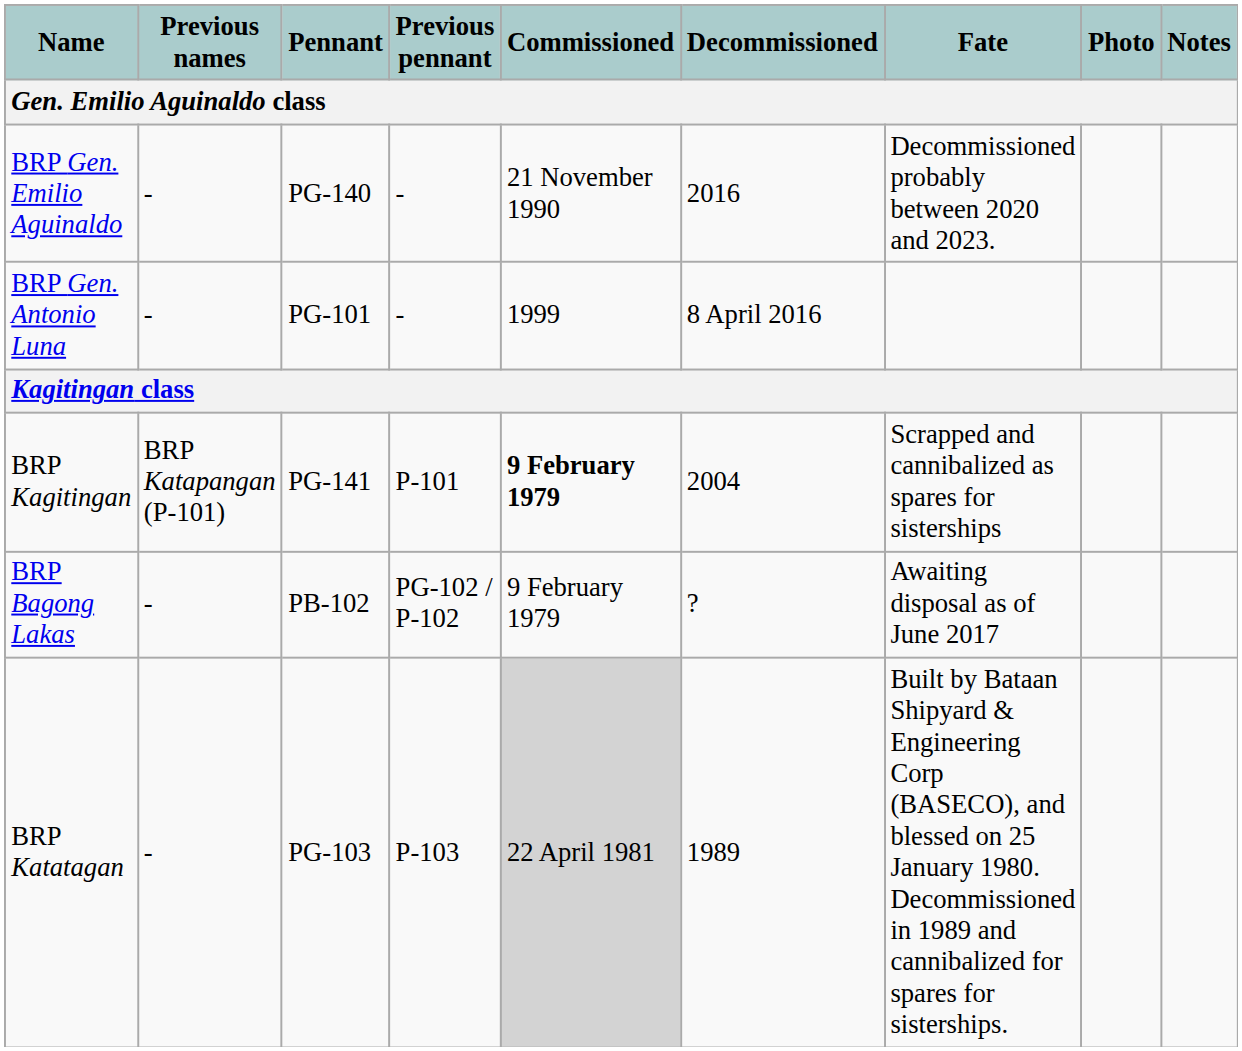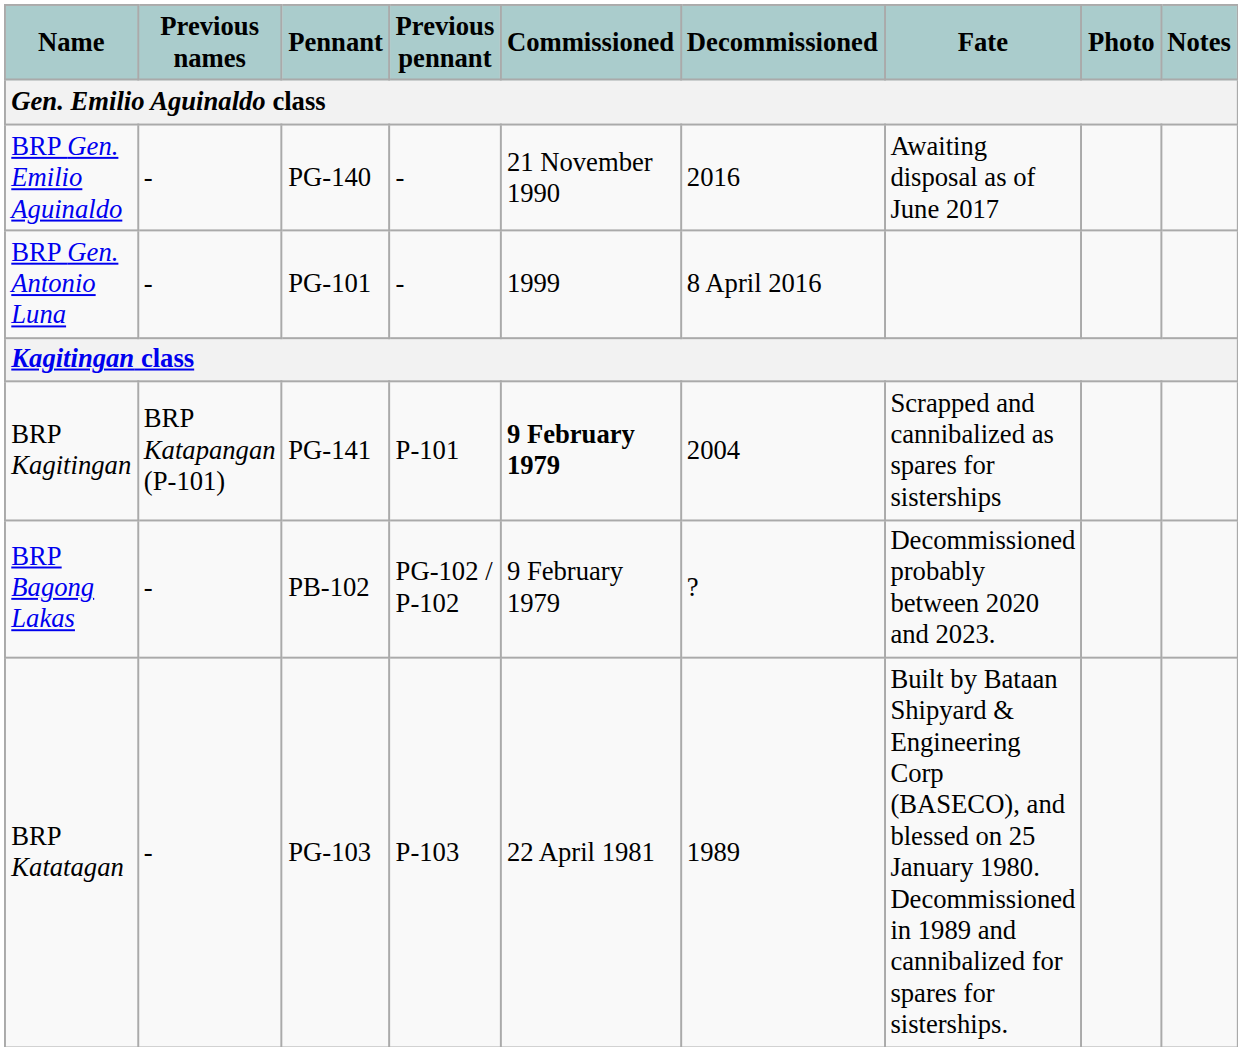(983, 192) Decommissioned probably between 2020 and 2023. -> (963, 176) Awaiting disposal as of June 2017
(963, 603) Awaiting disposal as of June 2017 -> (983, 587) Decommissioned probably between 2020 and 2023.
(581, 851) lightgrey background -> (581, 851) no background
